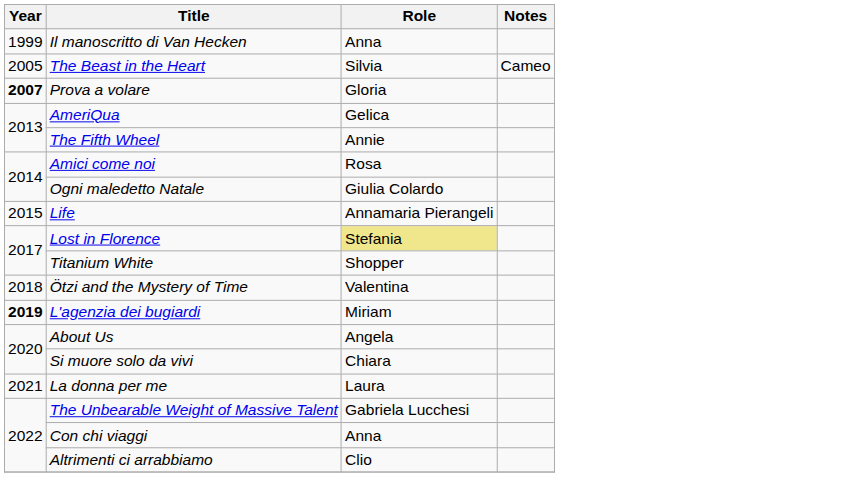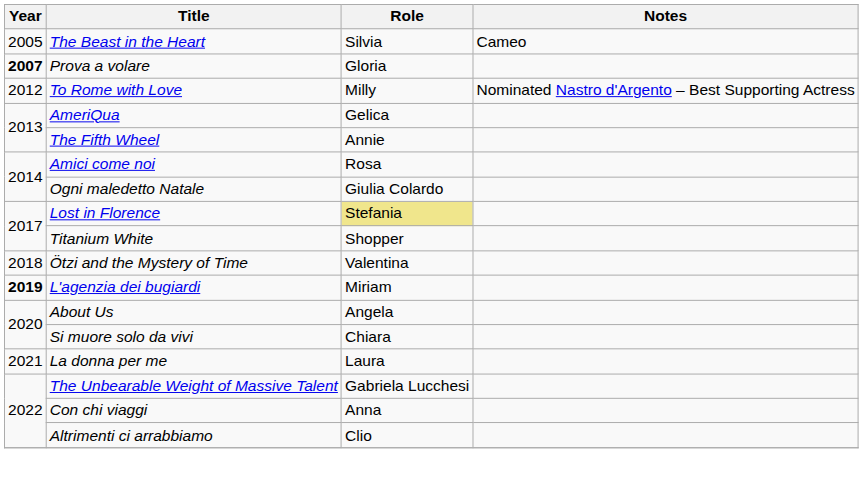- row: (148, 41)
+ row: (116, 90)
- row: (62, 213)
